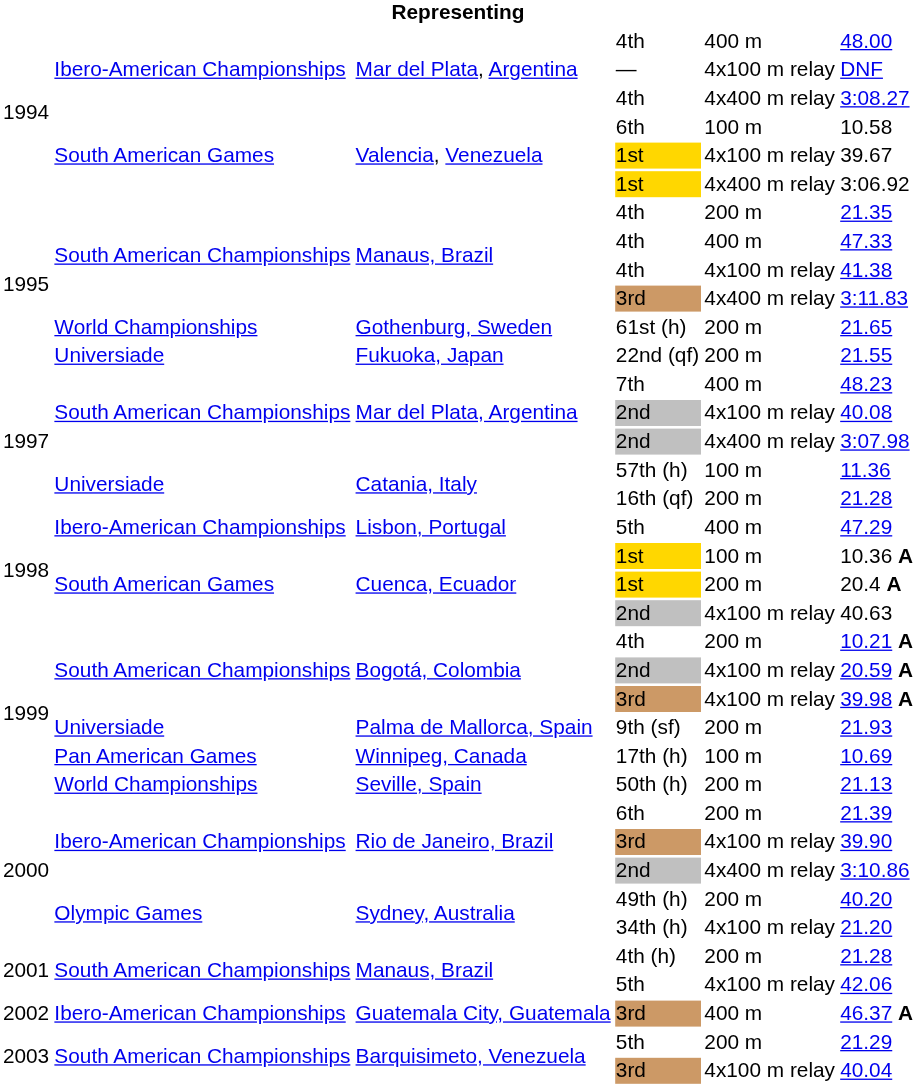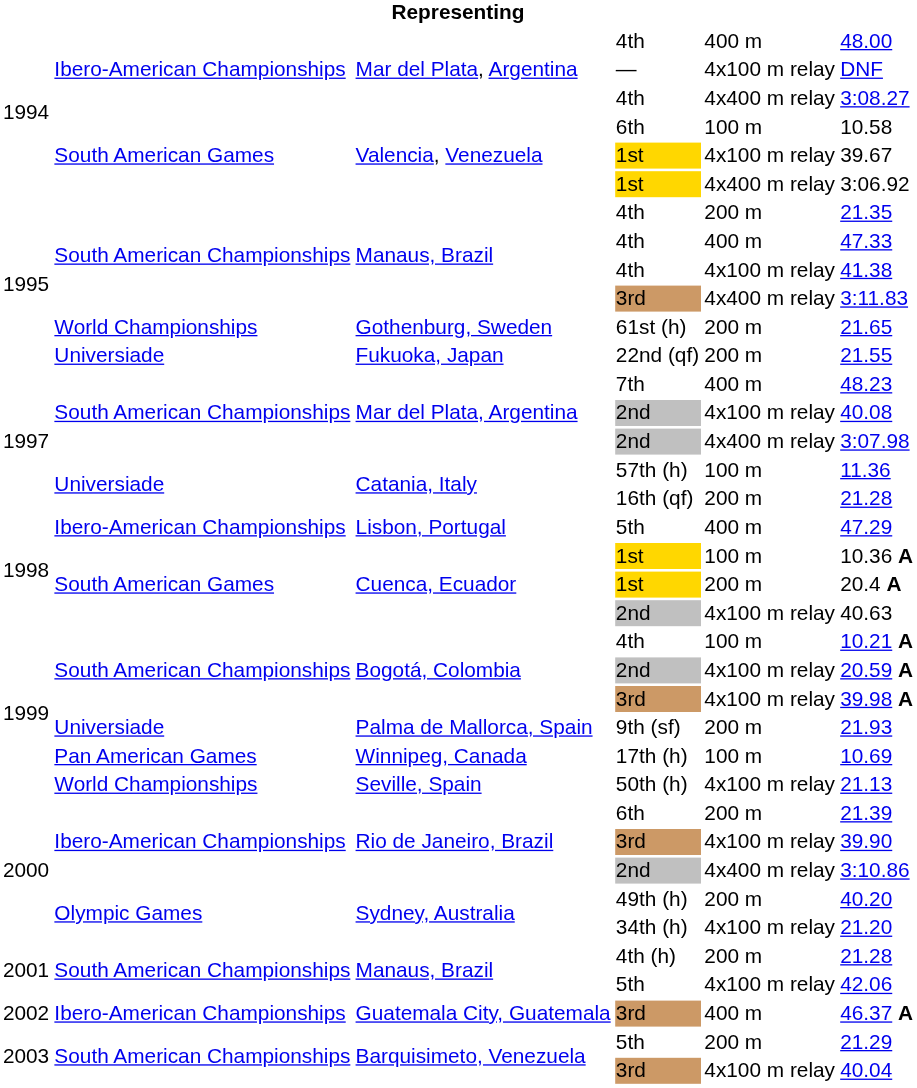(733, 641) 200 m -> (733, 641) 100 m
(733, 784) 200 m -> (770, 784) 4x100 m relay
